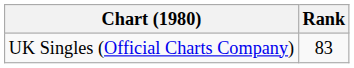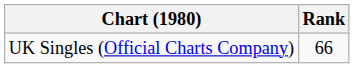(324, 47) 83 -> (324, 47) 66
